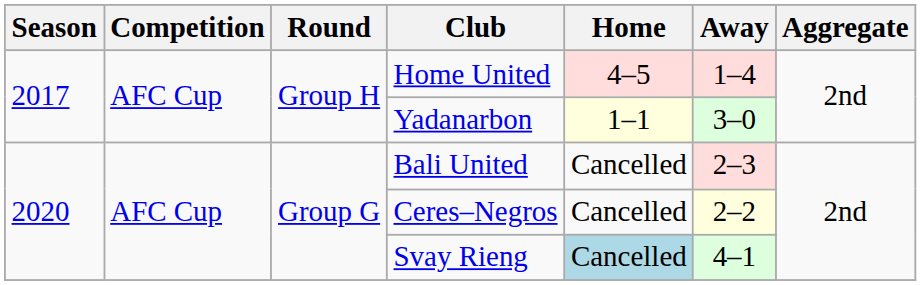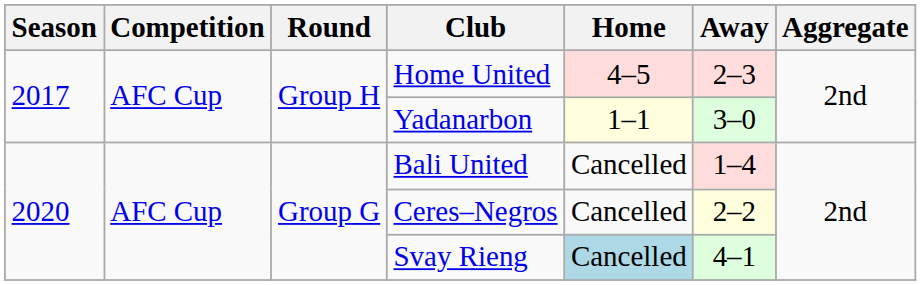(734, 73) 1–4 -> (734, 73) 2–3
(734, 165) 2–3 -> (734, 165) 1–4
